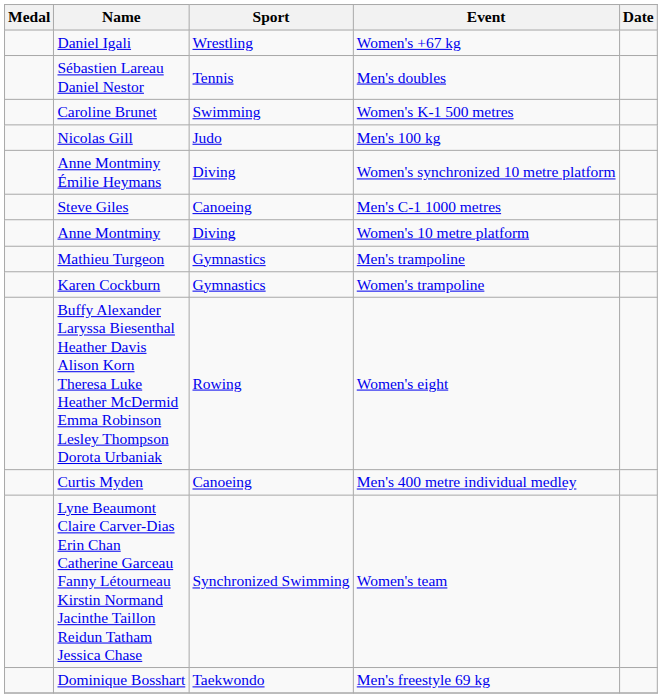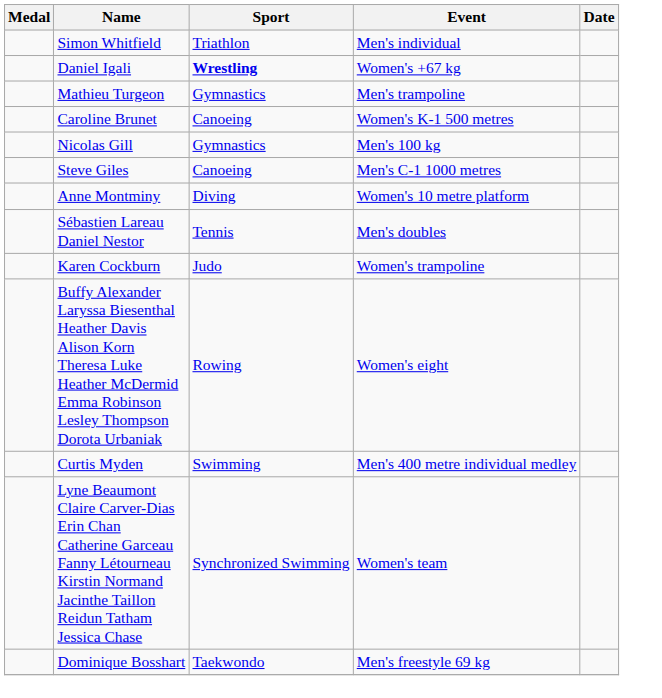+ row: (109, 43)
(223, 43) normal -> (225, 68) bold
rows swapped: (111, 77) <-> (111, 258)
(226, 112) Swimming -> (222, 119) Canoeing
(207, 138) Judo -> (229, 145) Gymnastics
- row: (109, 172)
(229, 284) Gymnastics -> (207, 265) Judo
(222, 482) Canoeing -> (226, 463) Swimming
